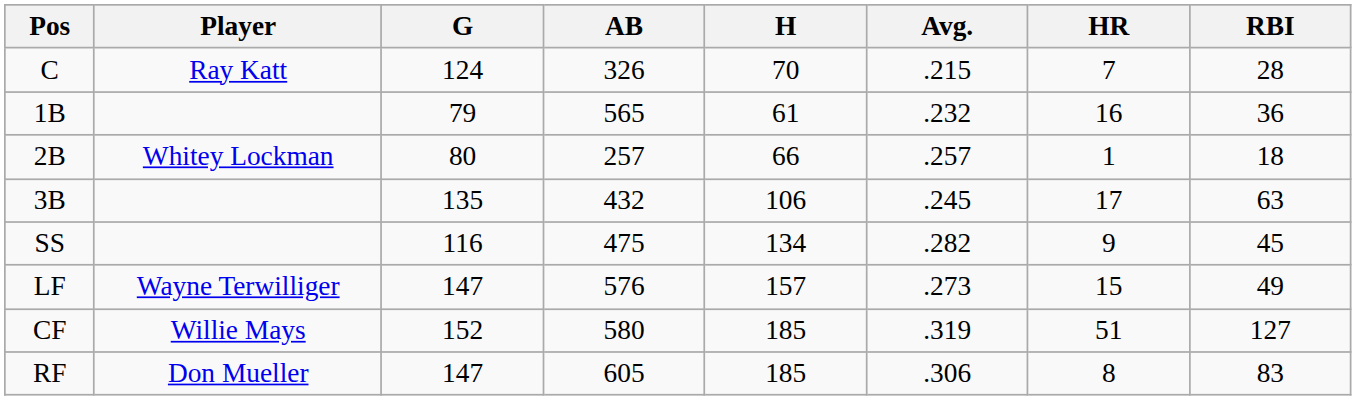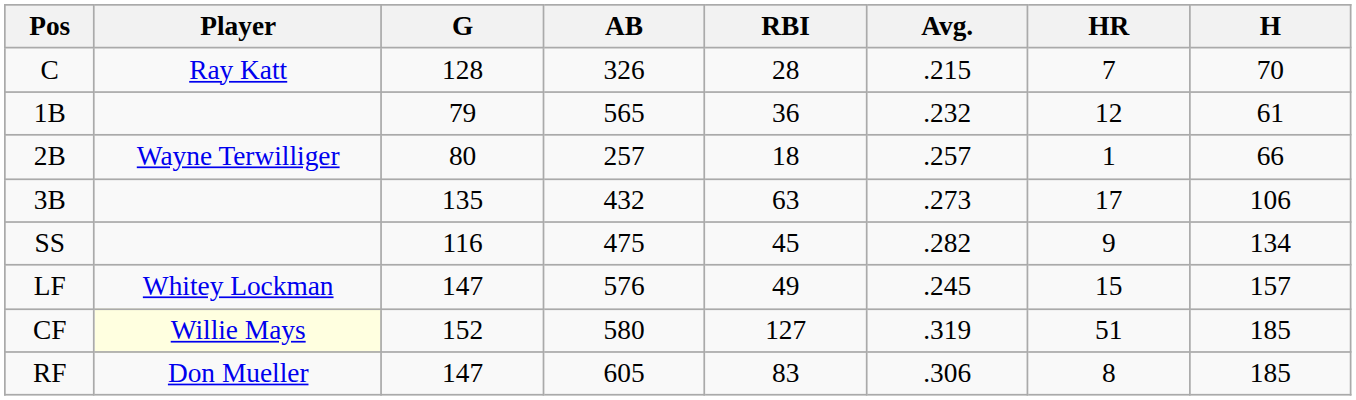columns swapped: (786, 26) <-> (1270, 26)
(463, 69) 124 -> (463, 69) 128
(1109, 112) 16 -> (1109, 112) 12
(238, 156) Whitey Lockman -> (238, 156) Wayne Terwilliger
(947, 199) .245 -> (947, 199) .273
(238, 286) Wayne Terwilliger -> (238, 286) Whitey Lockman
(947, 286) .273 -> (947, 286) .245
(238, 329) no background -> (238, 329) lightyellow background
